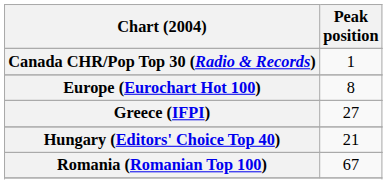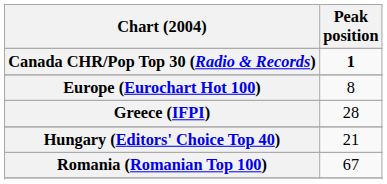(351, 61) normal -> (351, 61) bold
(351, 113) 27 -> (351, 113) 28
